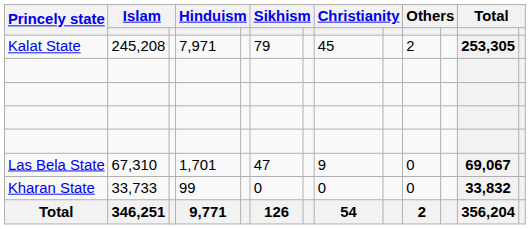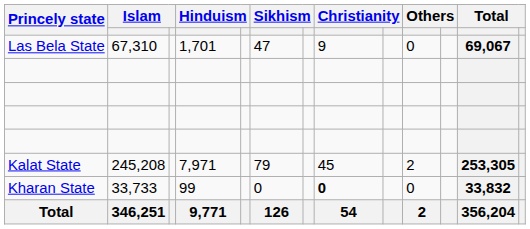rows swapped: (44, 46) <-> (56, 164)
(322, 188) normal -> (322, 188) bold
